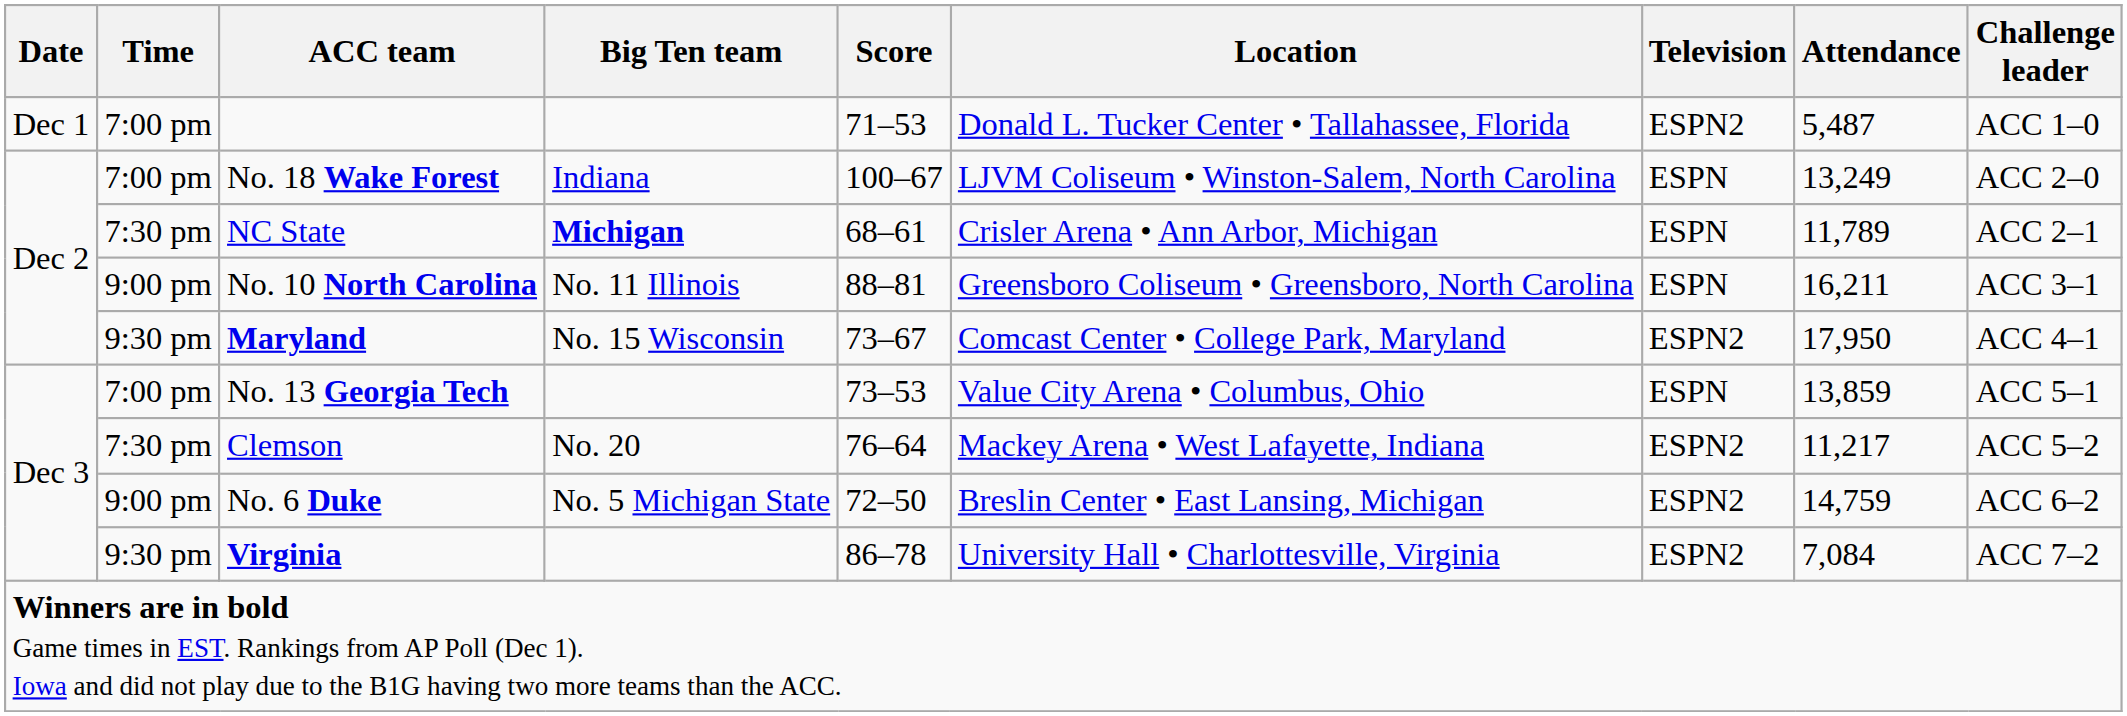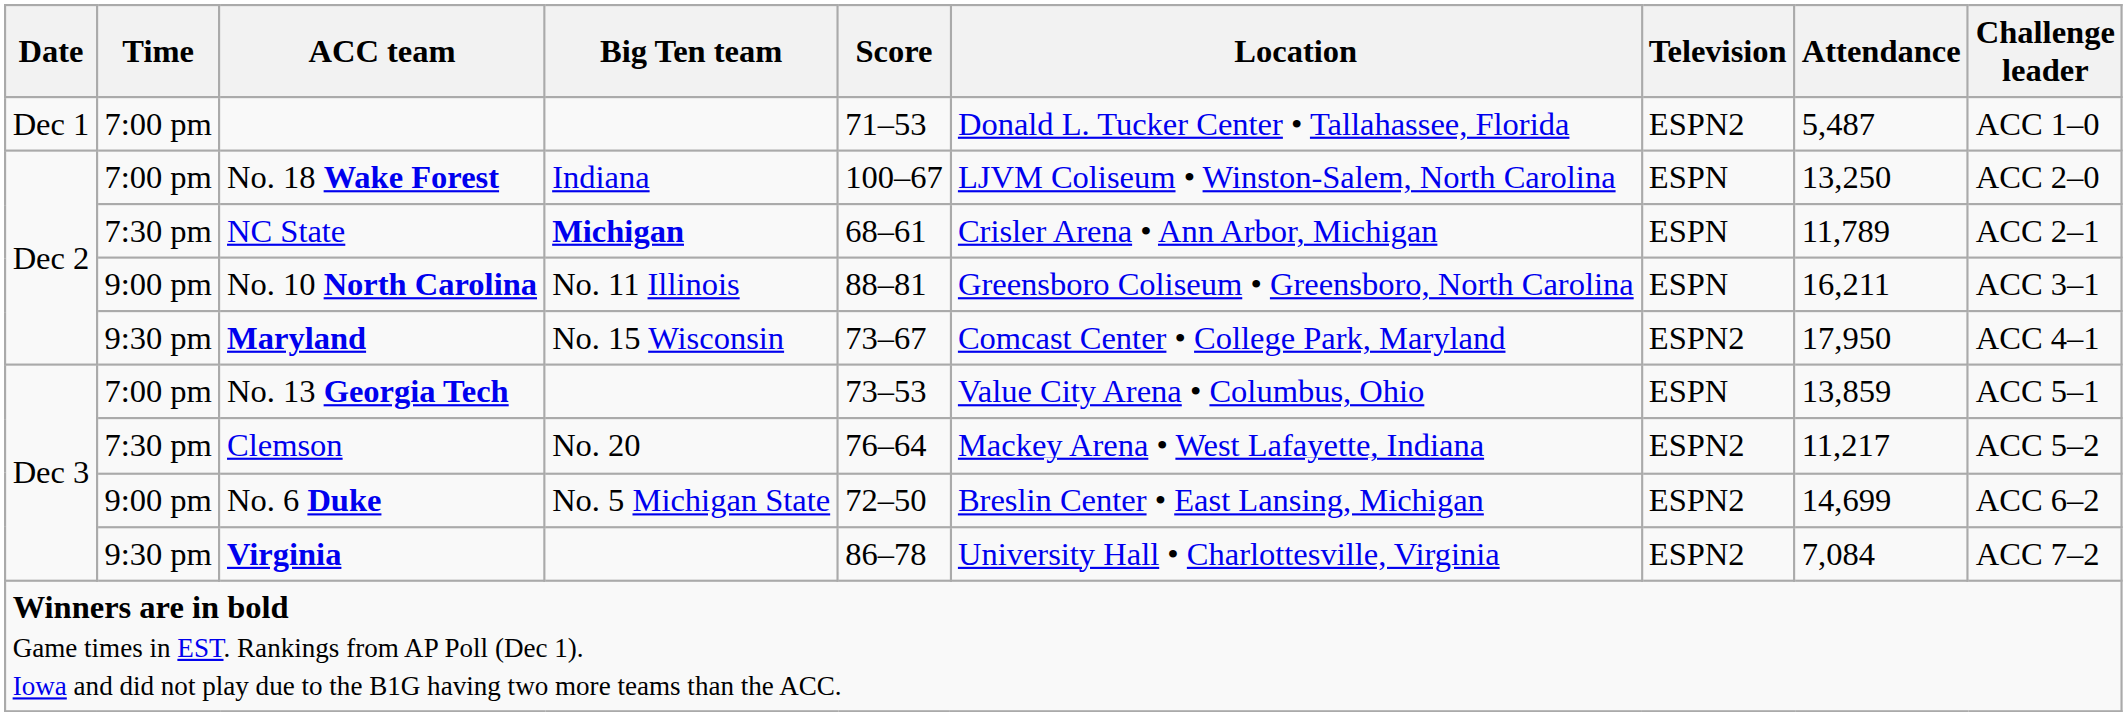(1846, 177) 13,249 -> (1846, 177) 13,250
(1846, 499) 14,759 -> (1846, 499) 14,699
